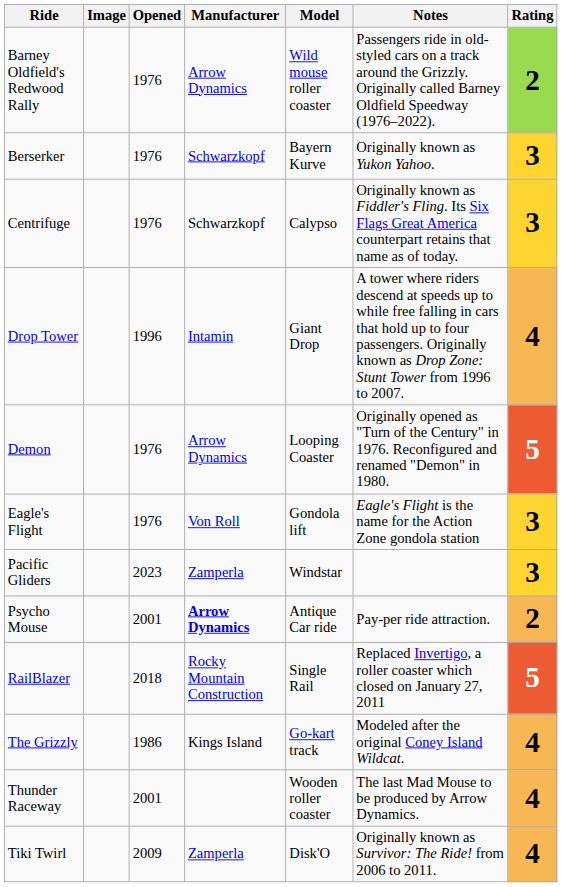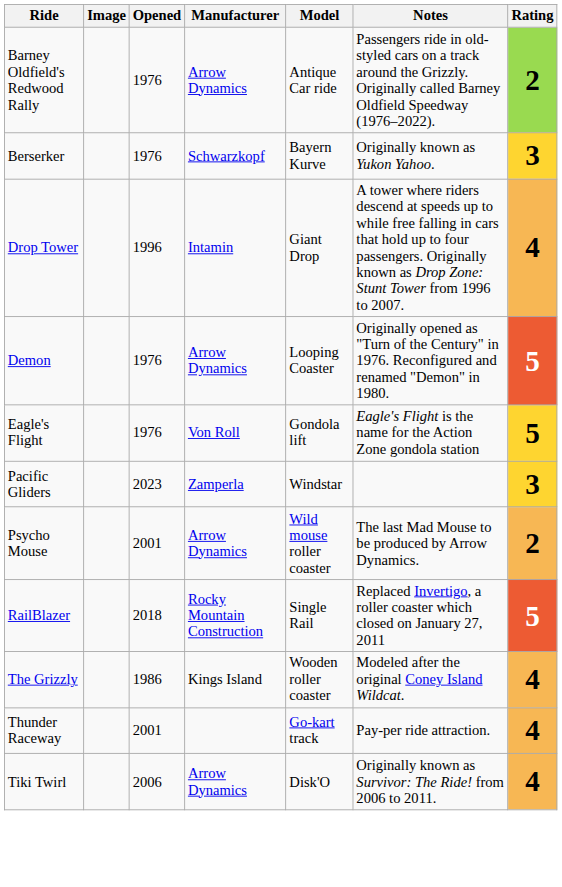(310, 80) Wild mouse roller coaster -> (313, 80) Antique Car ride
- row: (39, 223)
(532, 521) 3 -> (532, 433) 5
(219, 618) bold -> (217, 543) normal
(313, 618) Antique Car ride -> (310, 543) Wild mouse roller coaster
(423, 618) Pay-per ride attraction. -> (424, 543) The last Mad Mouse to be produced by Arrow Dynamics.
(312, 742) Go-kart track -> (313, 679) Wooden roller coaster
(313, 798) Wooden roller coaster -> (312, 730) Go-kart track
(424, 798) The last Mad Mouse to be produced by Arrow Dynamics. -> (423, 730) Pay-per ride attraction.
(147, 853) 2009 -> (147, 781) 2006
(216, 853) Zamperla -> (217, 781) Arrow Dynamics
